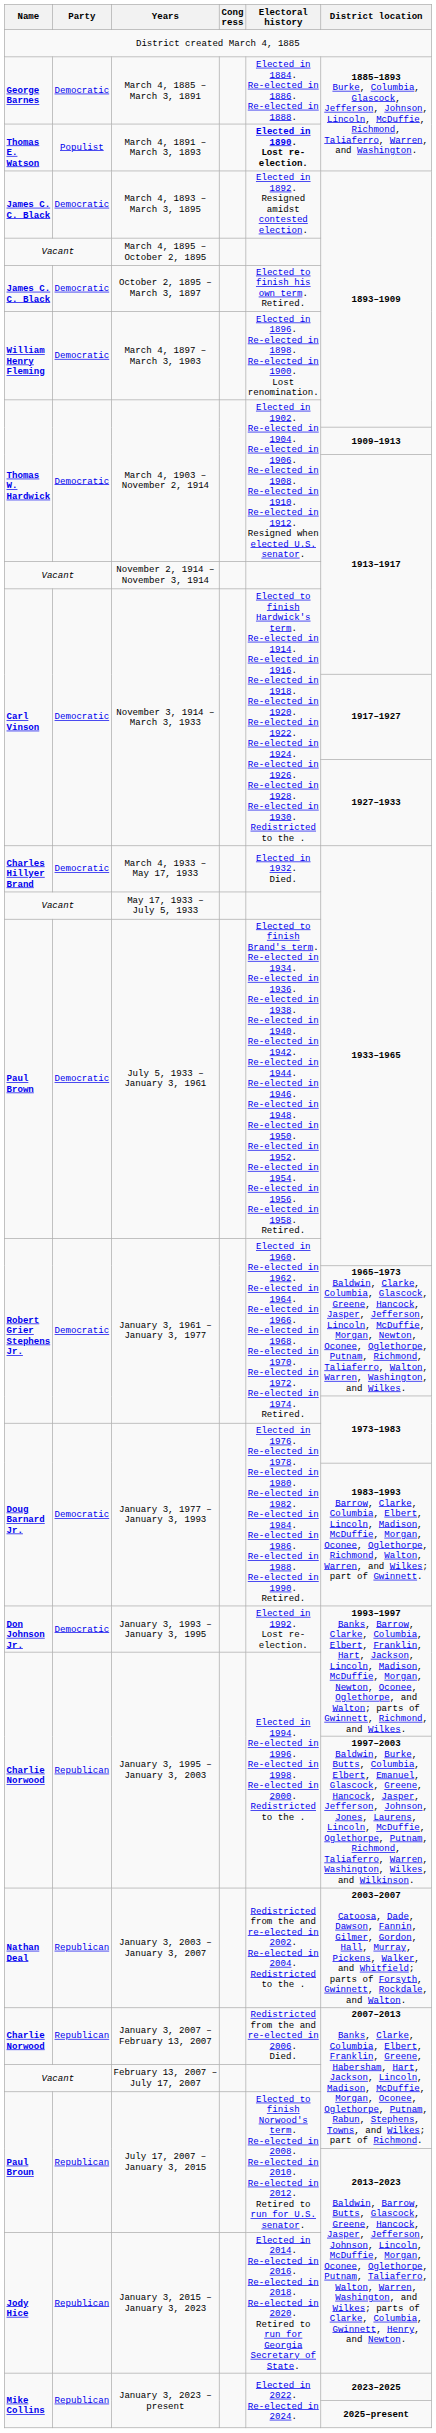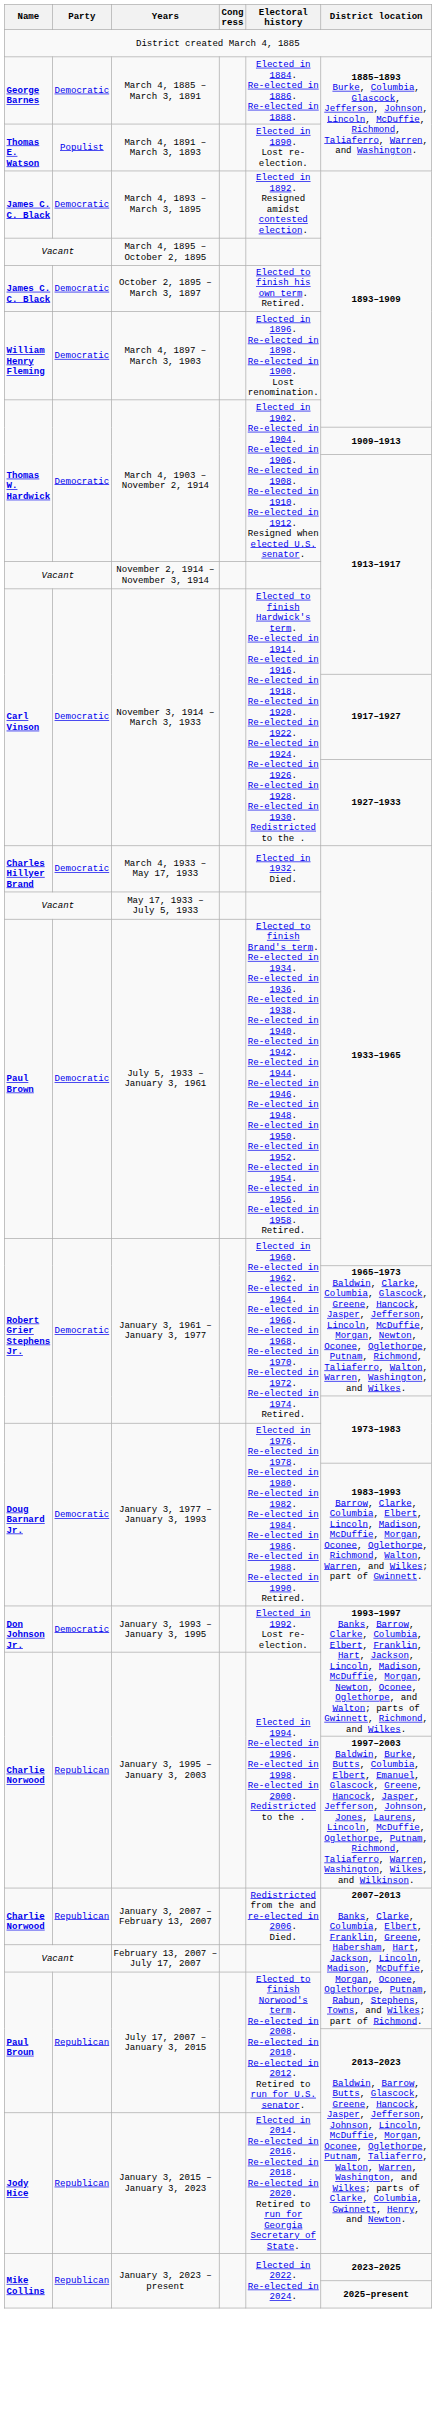(283, 147) bold -> (283, 147) normal
- row: (23, 1953)
